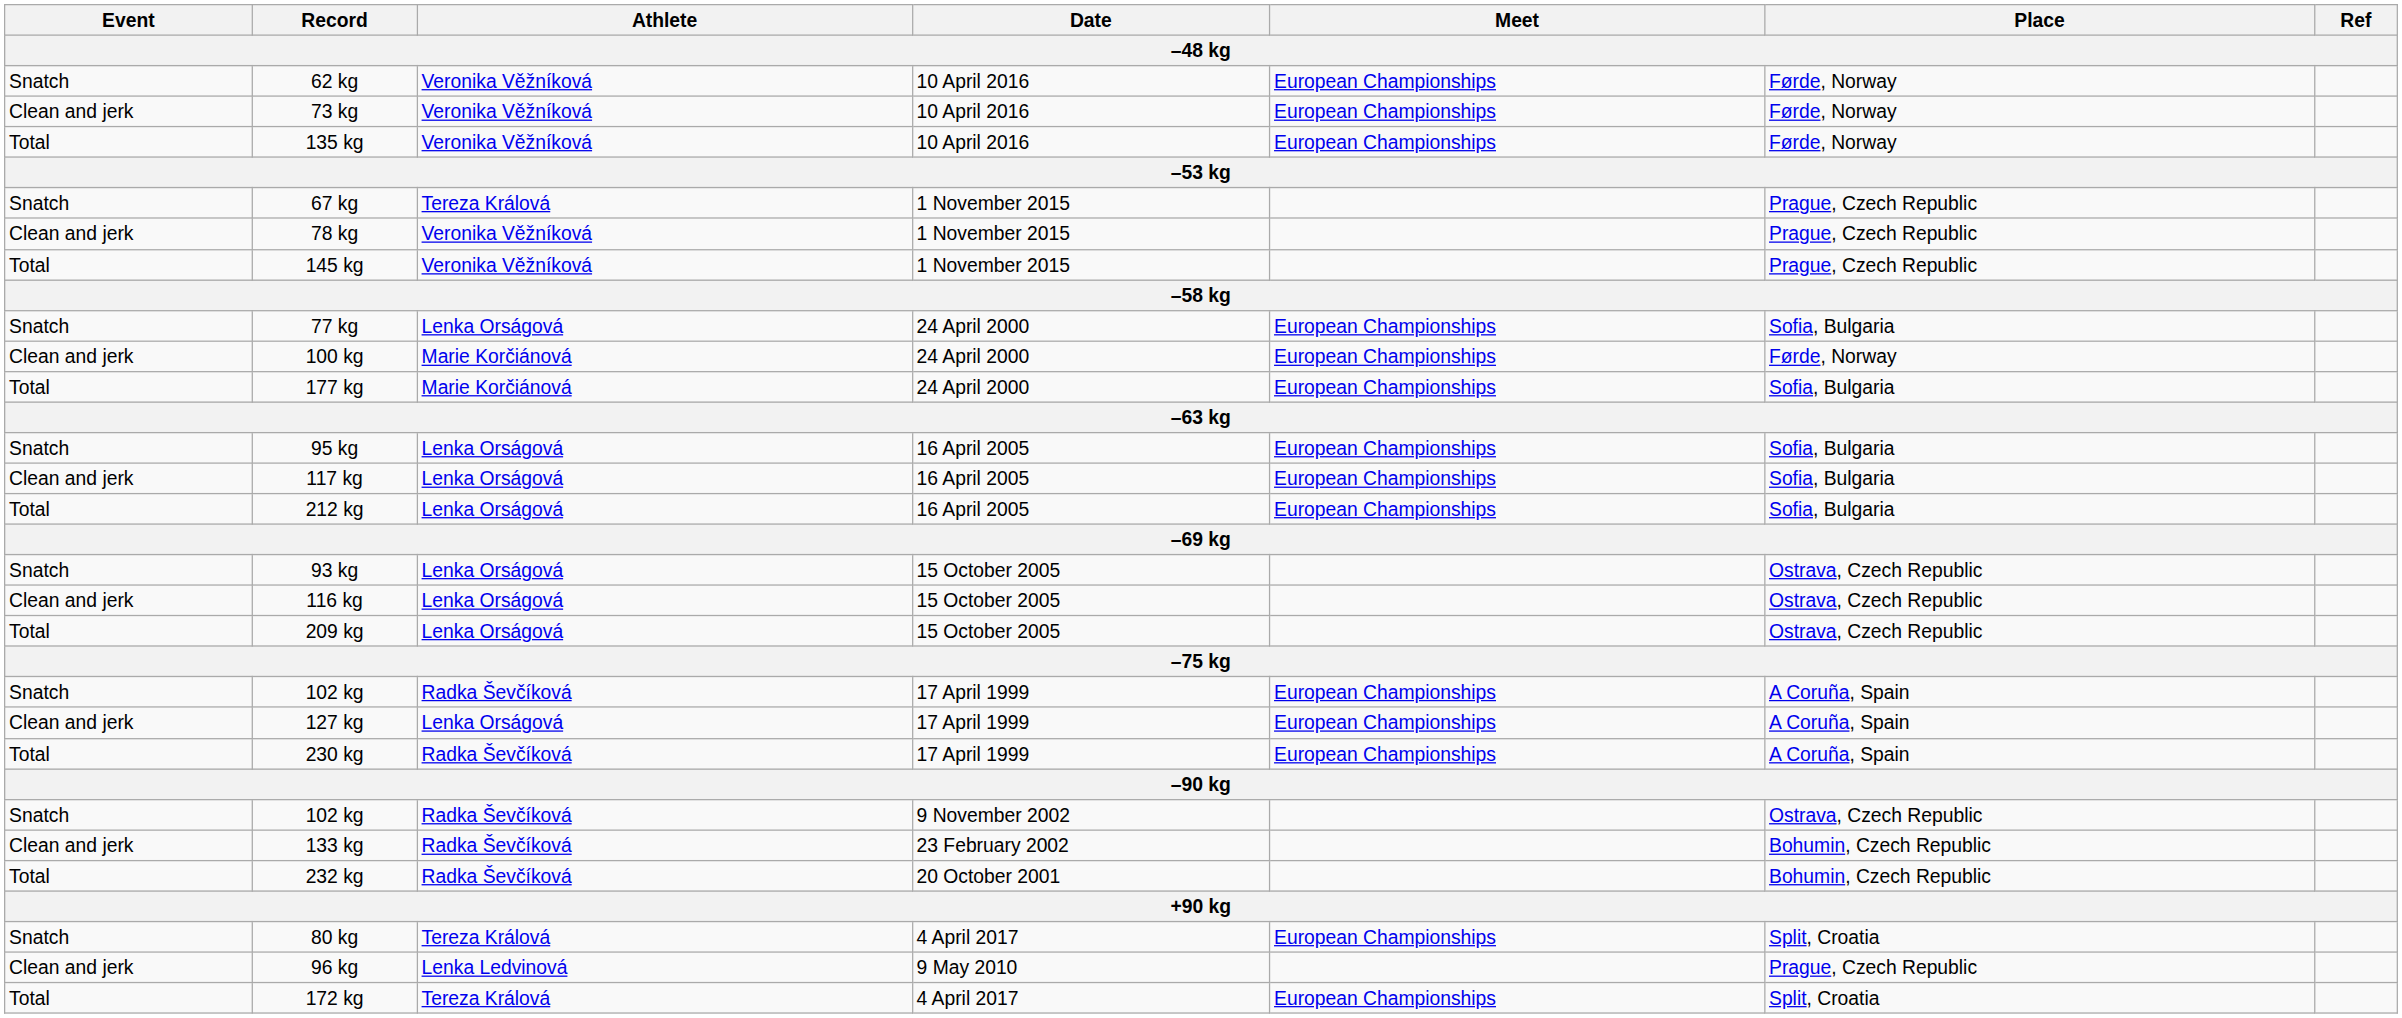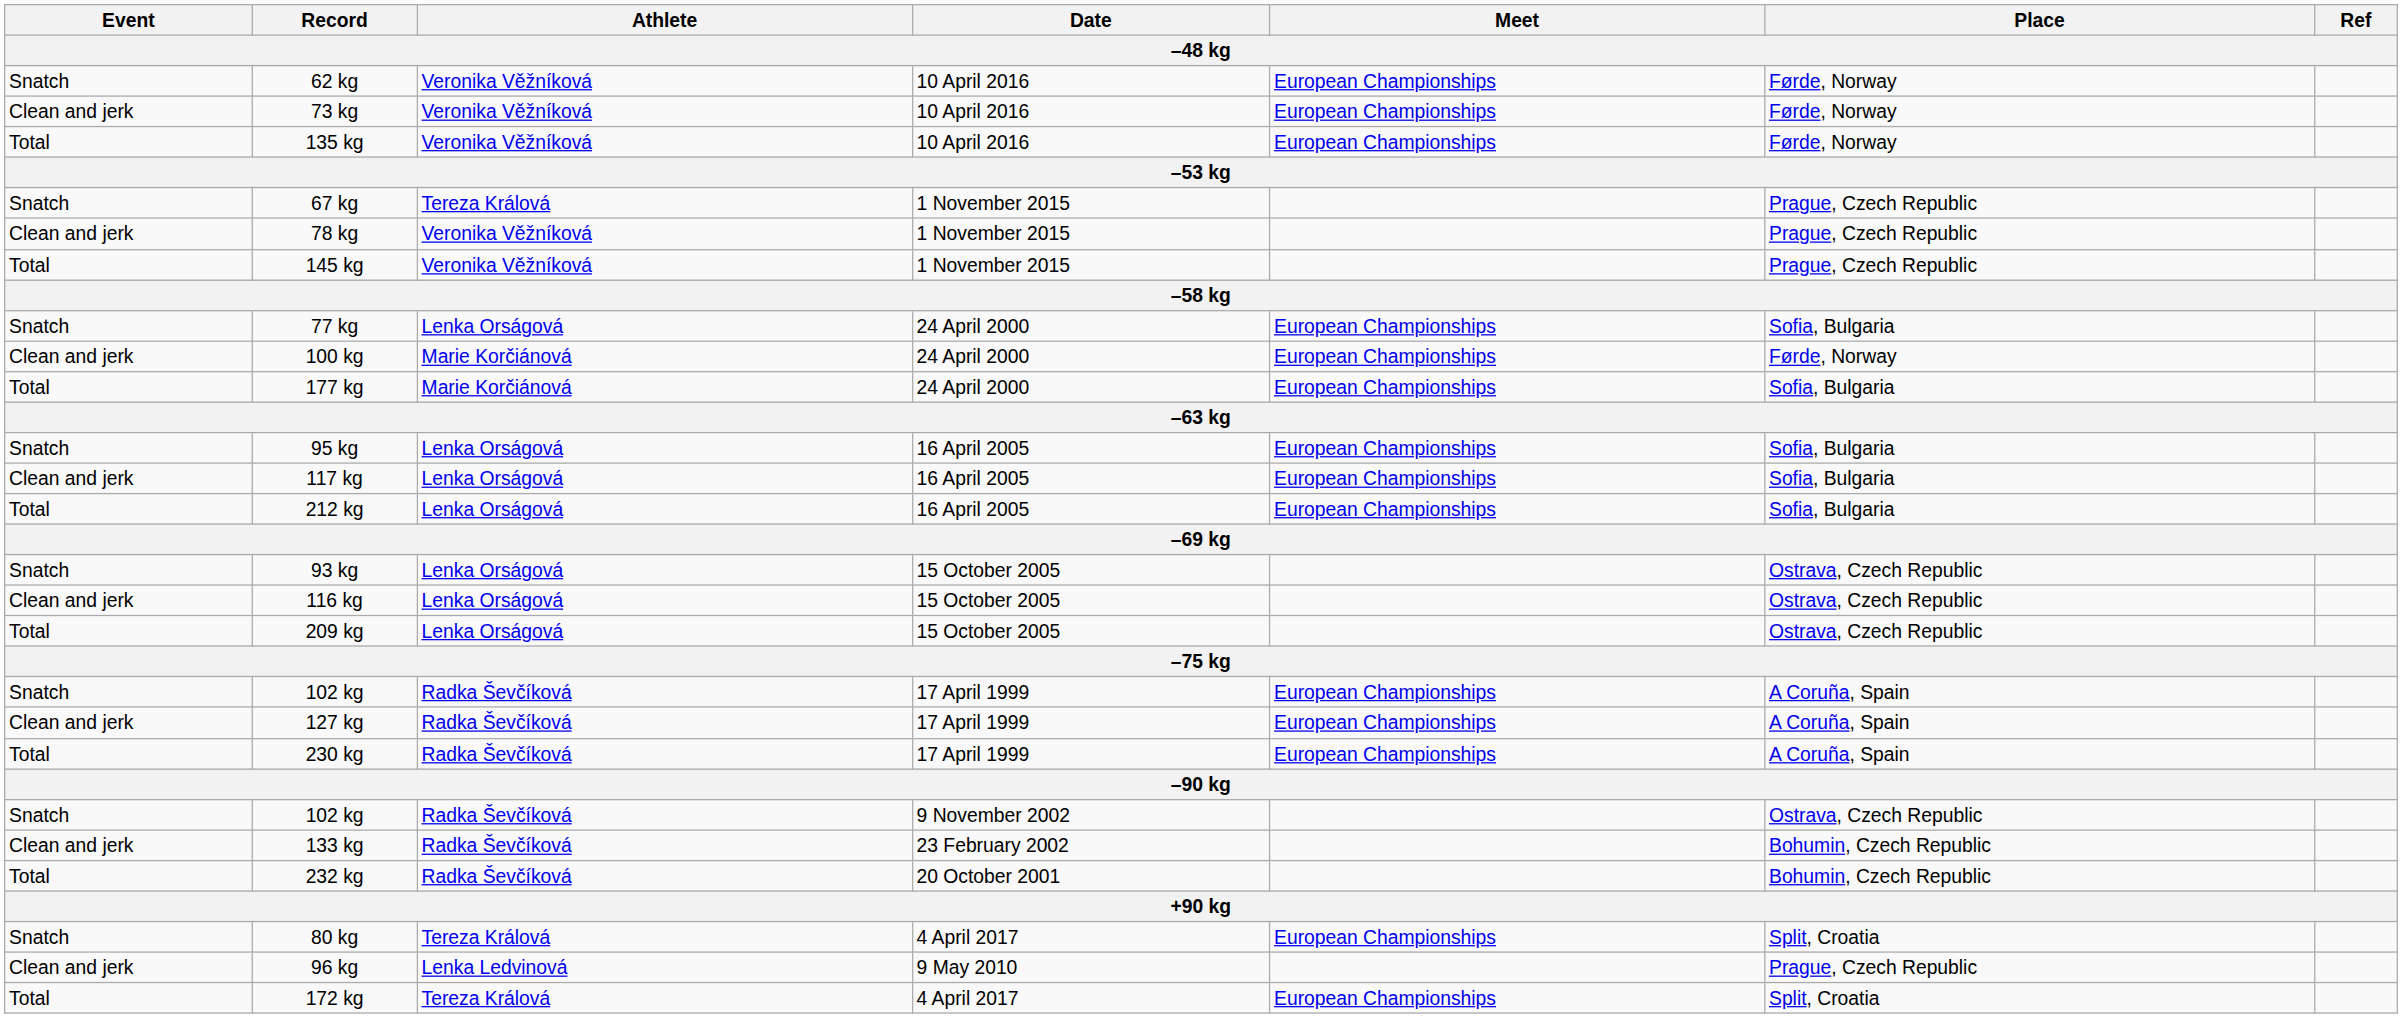(492, 723) Lenka Orságová -> (497, 723) Radka Ševčíková
